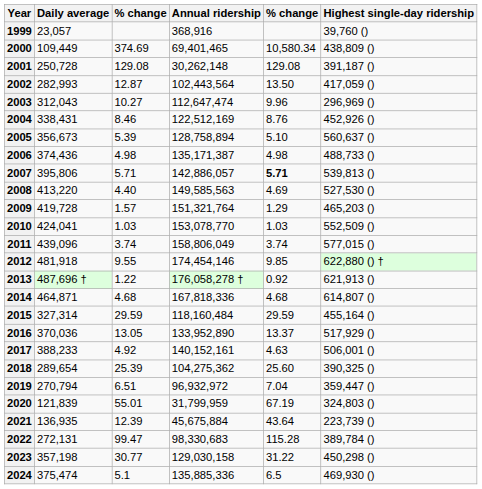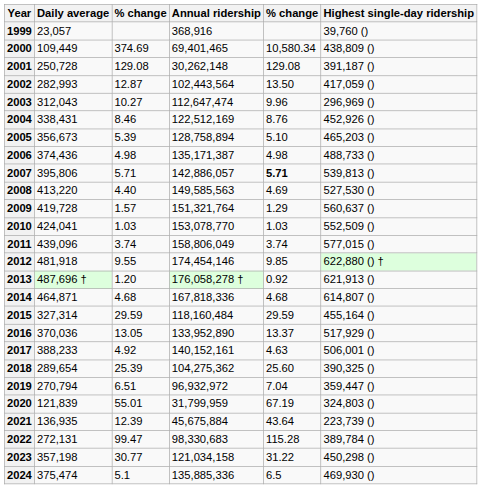(349, 137) 560,637 () -> (349, 137) 465,203 ()
(349, 208) 465,203 () -> (349, 208) 560,637 ()
(125, 279) 1.22 -> (125, 279) 1.20
(203, 457) 129,030,158 -> (203, 457) 121,034,158
